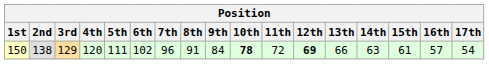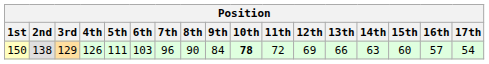(92, 50) 120 -> (92, 50) 126
(143, 50) 102 -> (143, 50) 103
(193, 50) 91 -> (193, 50) 90
(310, 50) bold -> (310, 50) normal
(405, 50) 61 -> (405, 50) 60
